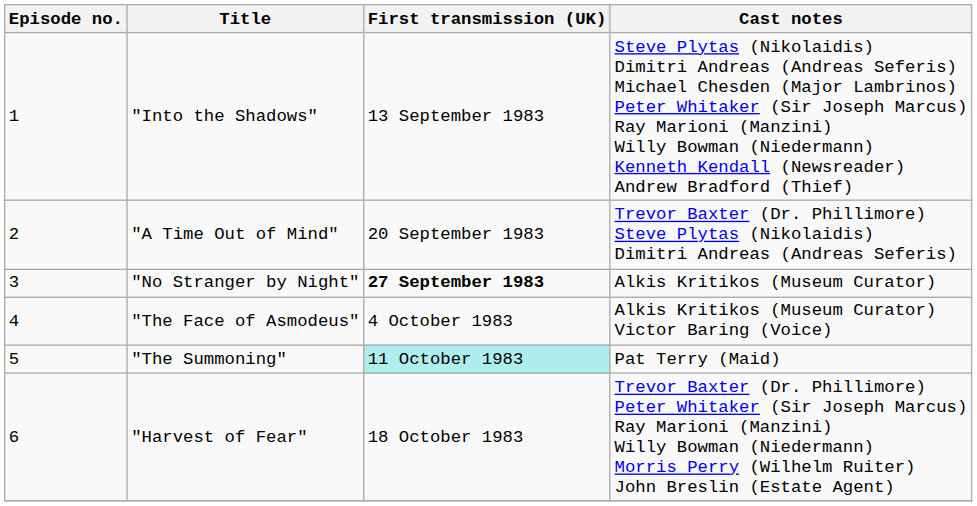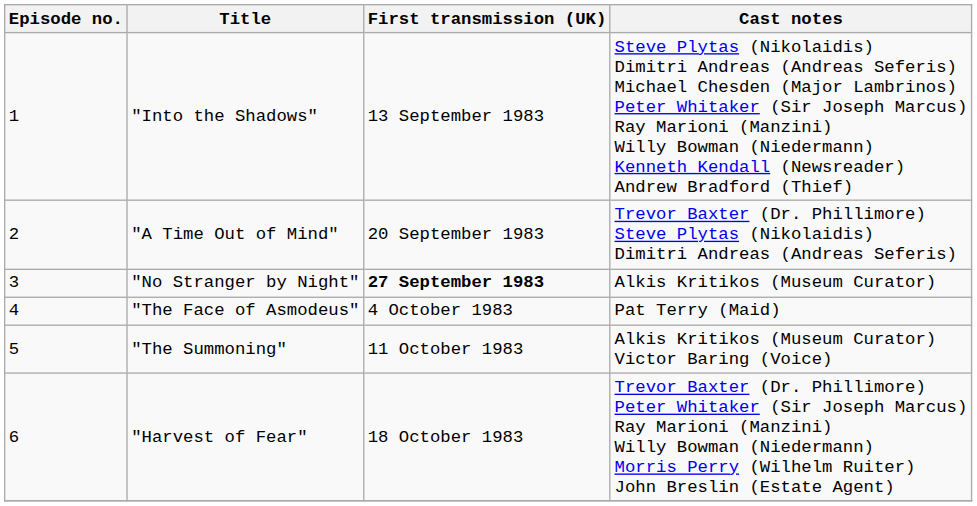(775, 321) Alkis Kritikos (Museum Curator) Victor Baring (Voice) -> (698, 311) Pat Terry (Maid)
(445, 359) paleturquoise background -> (445, 349) no background
(698, 359) Pat Terry (Maid) -> (775, 349) Alkis Kritikos (Museum Curator) Victor Baring (Voice)
